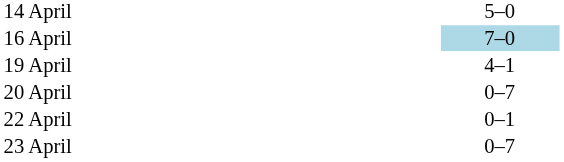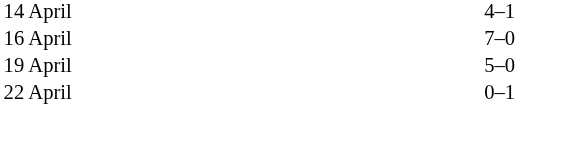(500, 10) 5–0 -> (500, 10) 4–1
(500, 38) lightblue background -> (500, 38) no background
(500, 65) 4–1 -> (500, 65) 5–0
- row: (38, 92)
- row: (38, 146)
